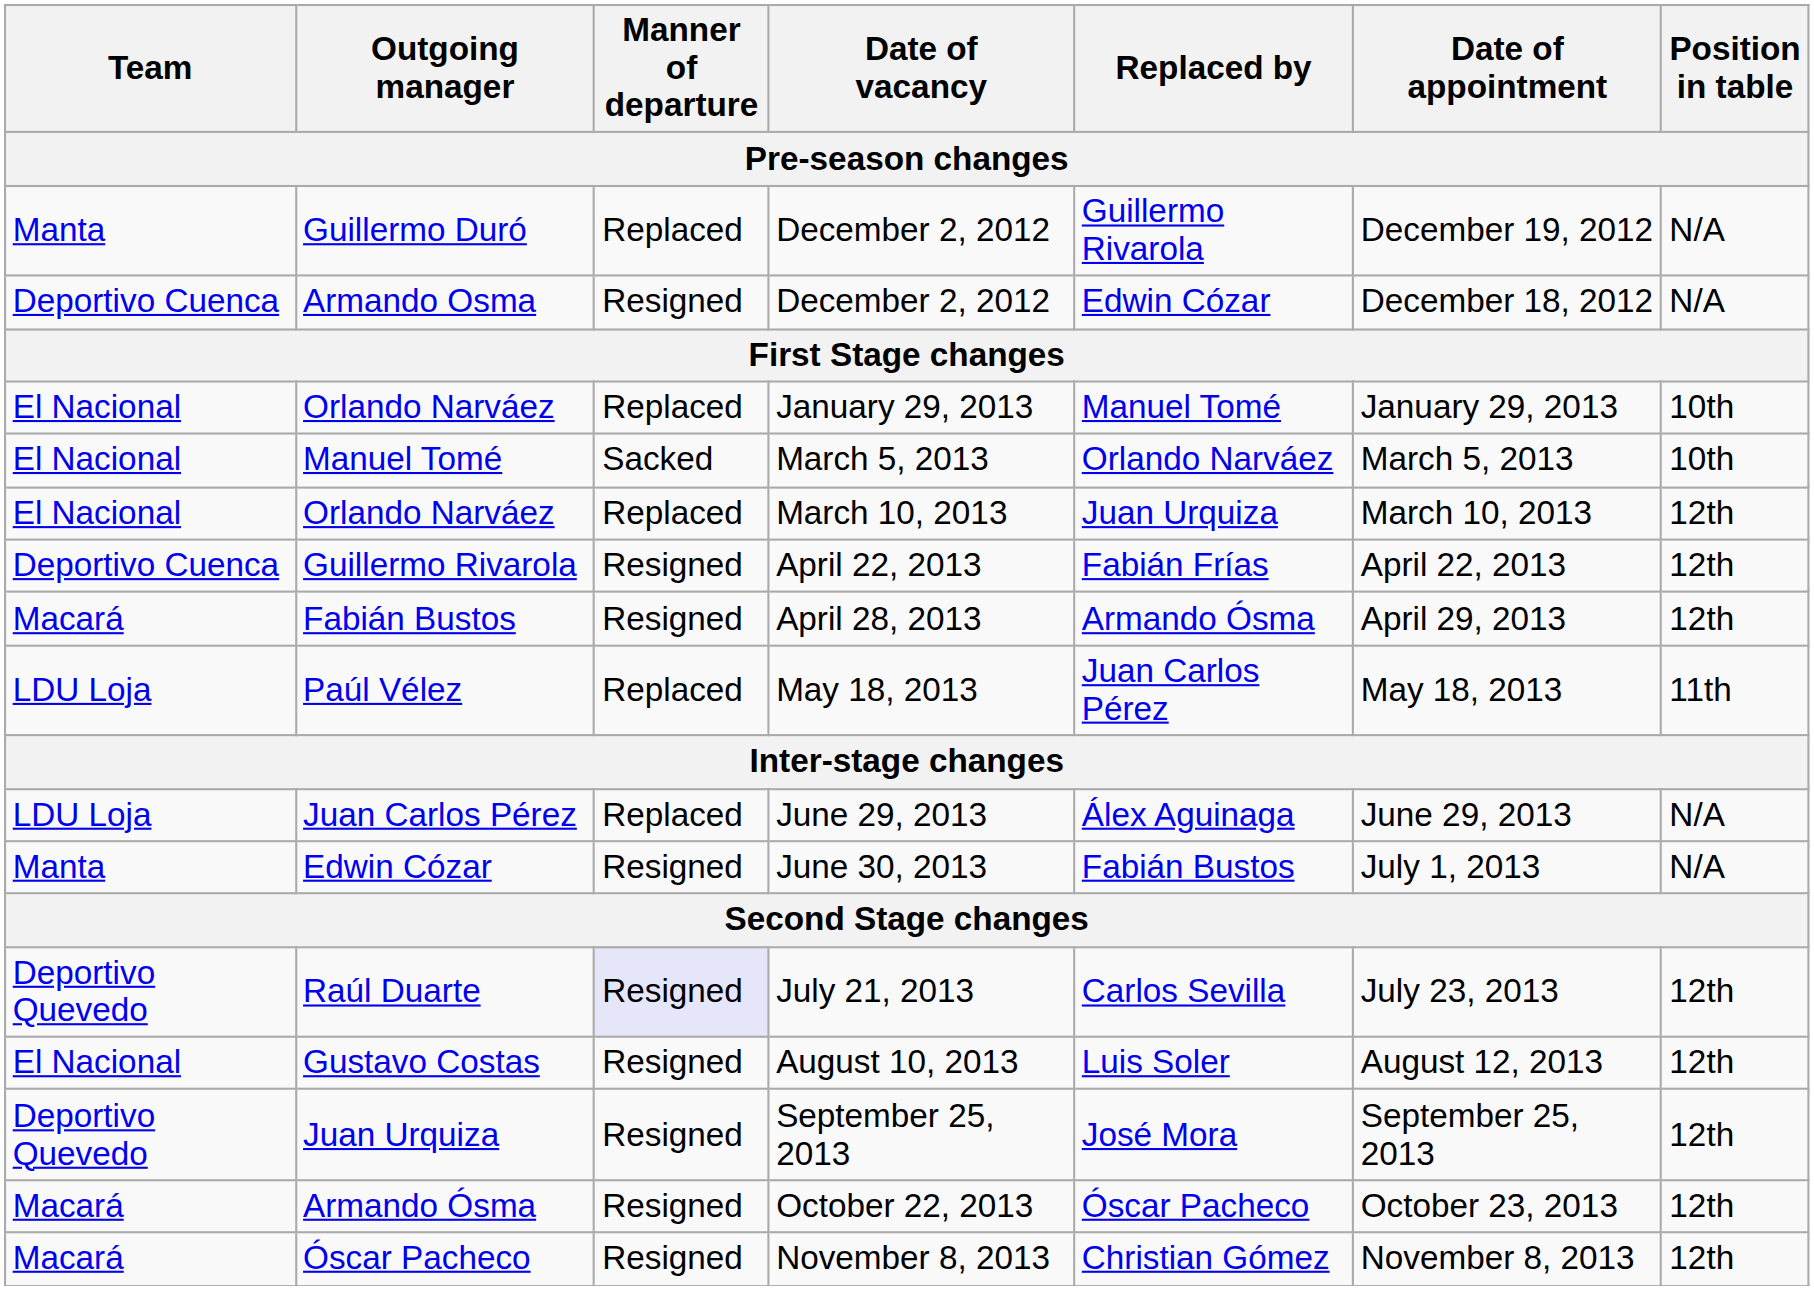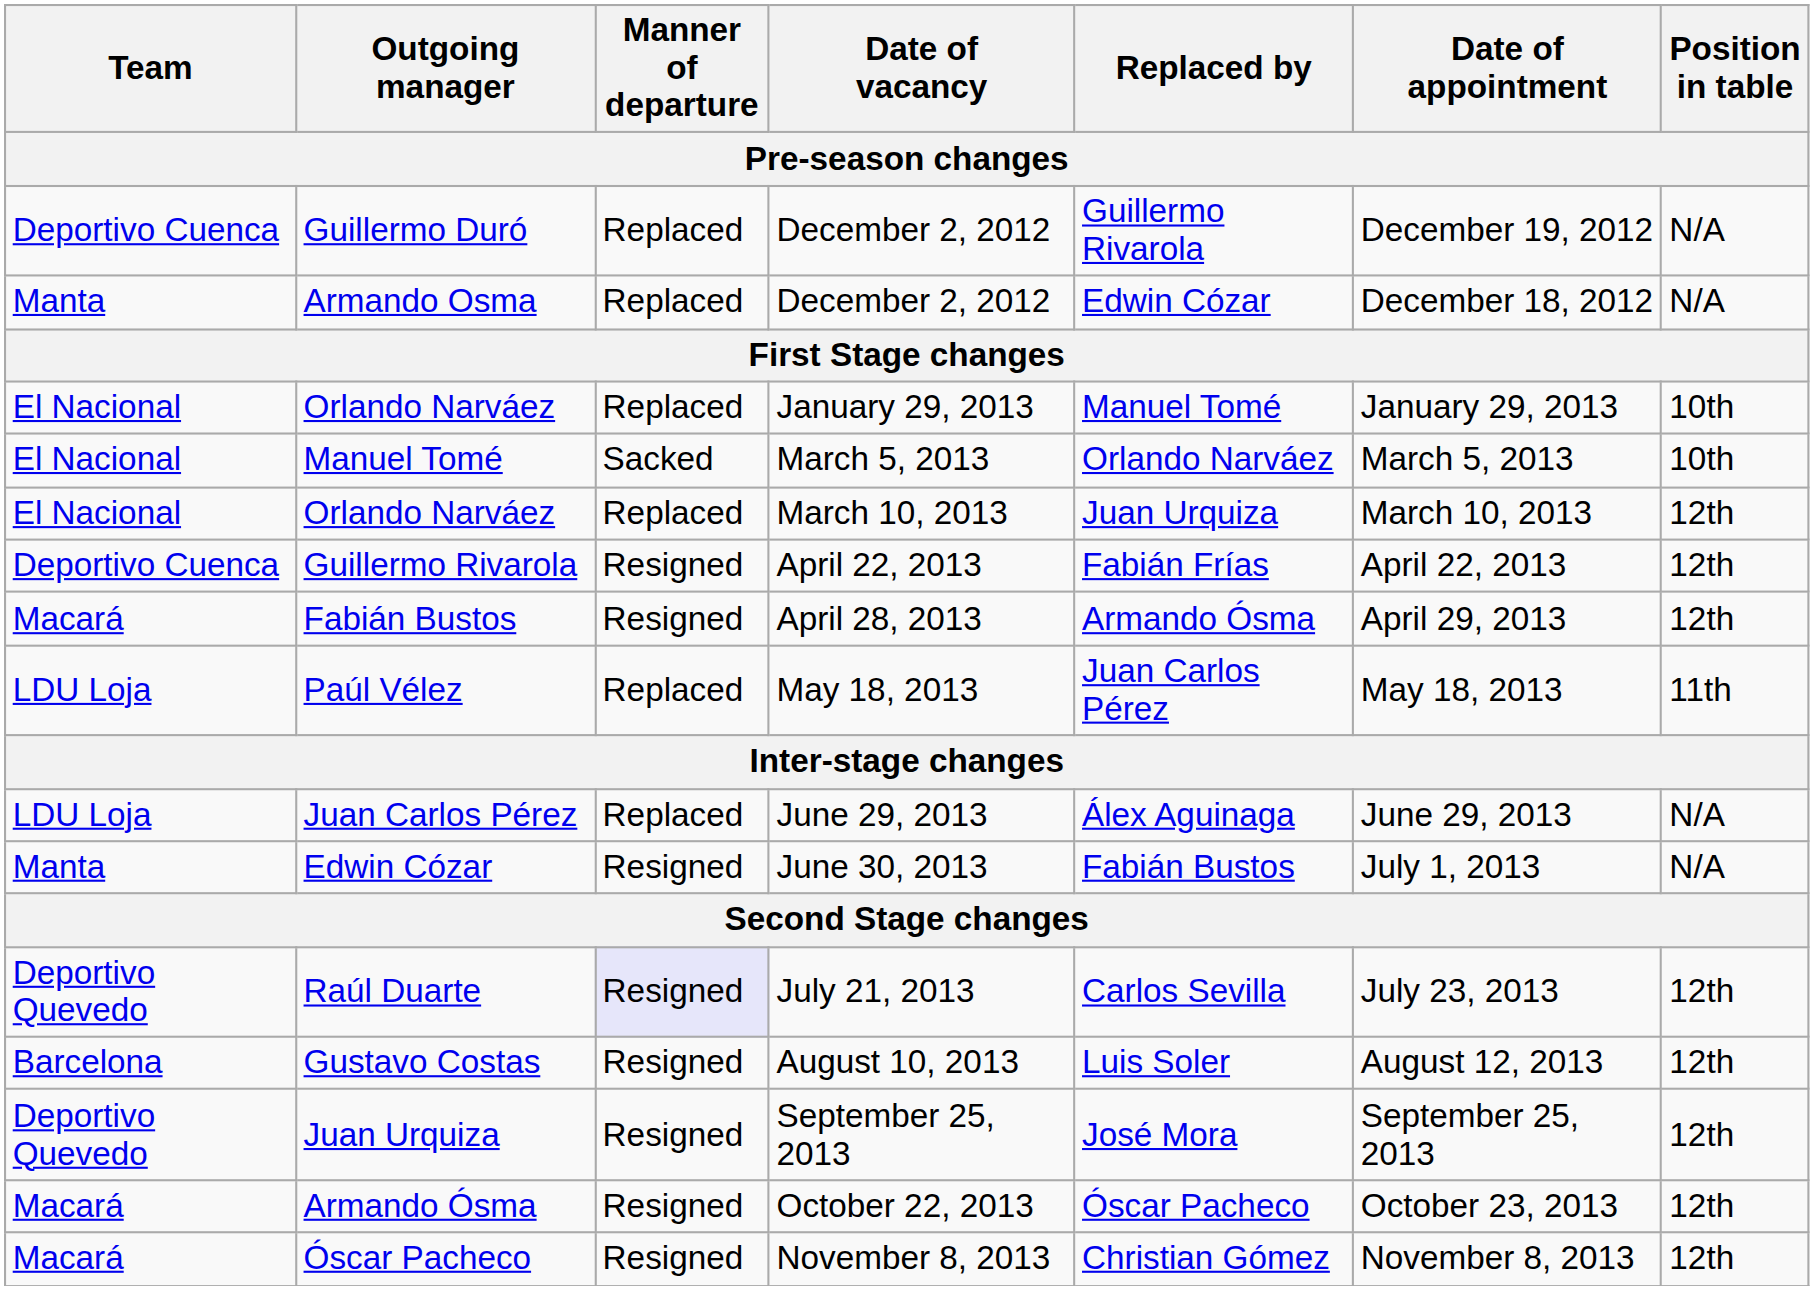(59, 230) Manta -> (146, 230) Deportivo Cuenca
(146, 301) Deportivo Cuenca -> (59, 301) Manta
(673, 301) Resigned -> (673, 301) Replaced
(97, 1062) El Nacional -> (88, 1062) Barcelona
